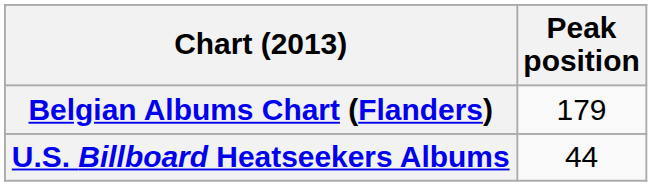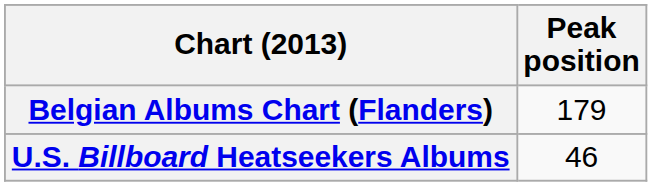(582, 156) 44 -> (582, 156) 46
